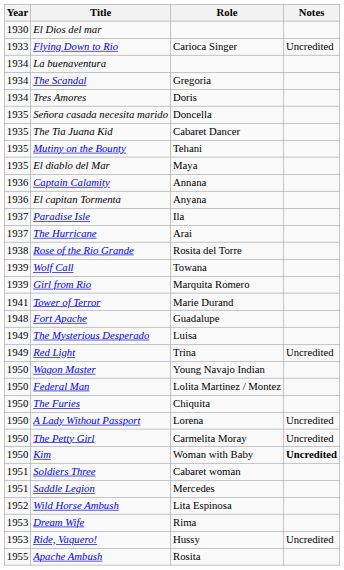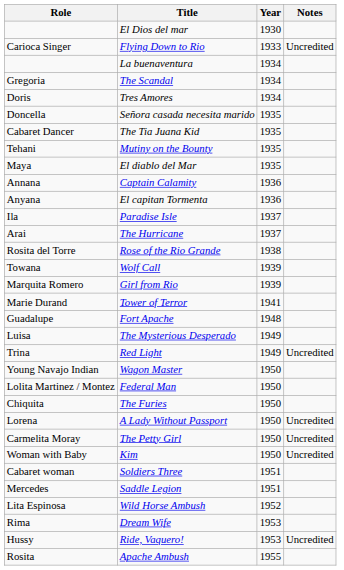columns swapped: (18, 13) <-> (227, 13)
(312, 455) bold -> (310, 455) normal
